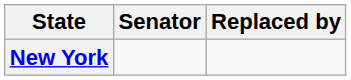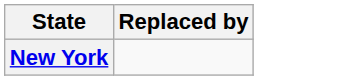- column: (160, 22)
